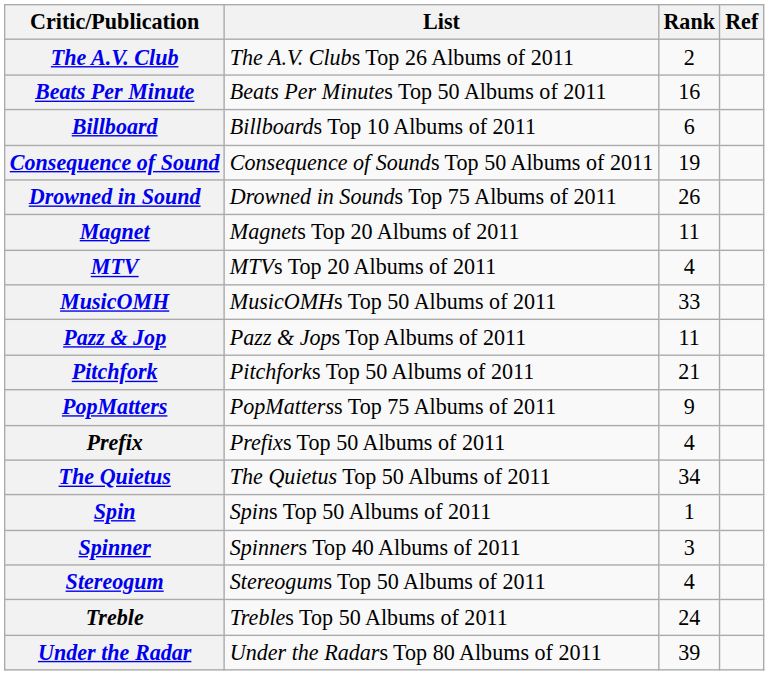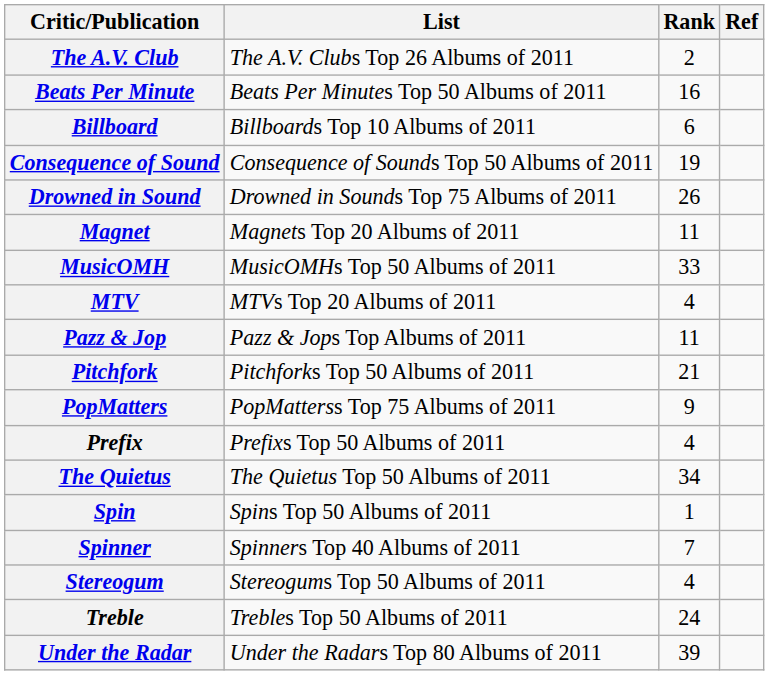rows swapped: (115, 267) <-> (115, 302)
(689, 547) 3 -> (689, 547) 7
